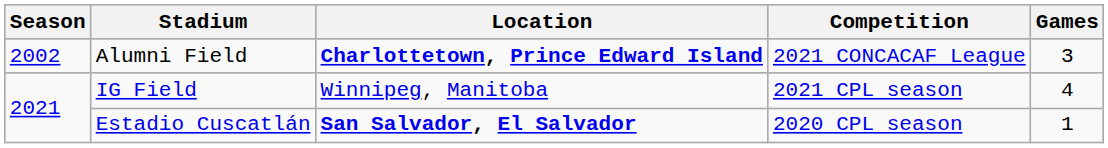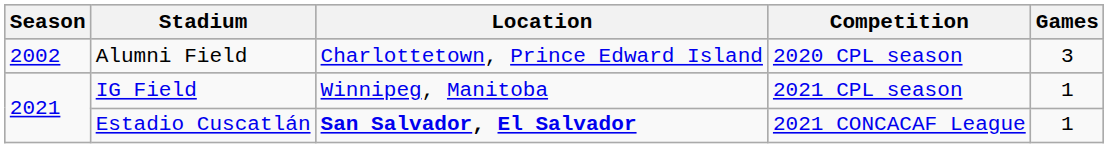(542, 56) bold -> (542, 56) normal
(899, 56) 2021 CONCACAF League -> (868, 56) 2020 CPL season
(1067, 91) 4 -> (1067, 91) 1
(868, 125) 2020 CPL season -> (899, 125) 2021 CONCACAF League
